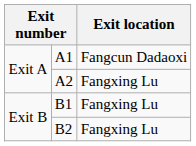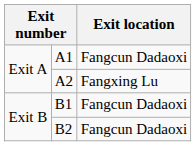(119, 104) Fangxing Lu -> (134, 104) Fangcun Dadaoxi
(119, 128) Fangxing Lu -> (134, 128) Fangcun Dadaoxi
